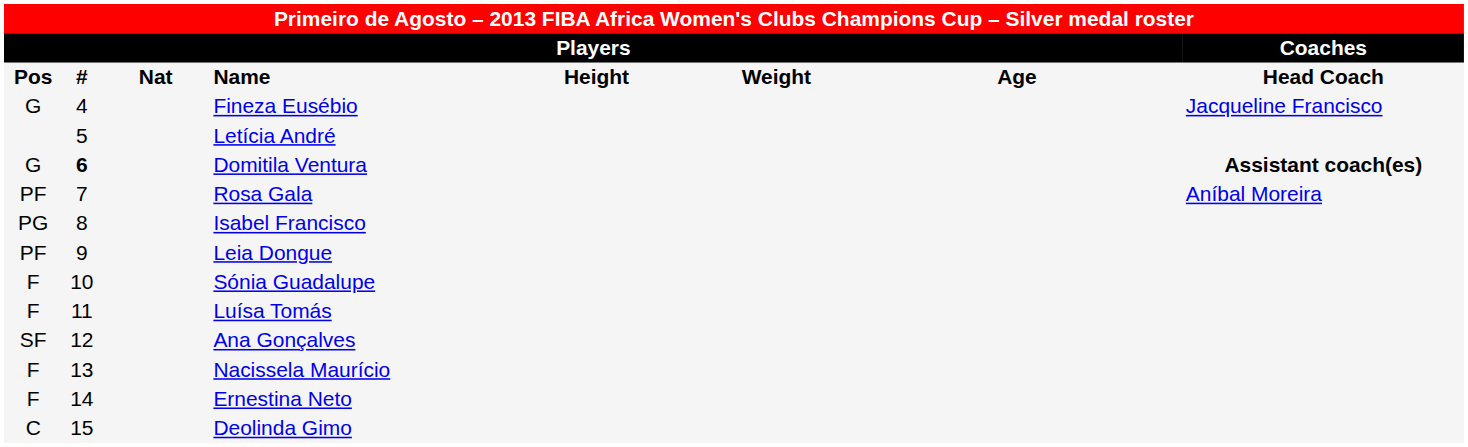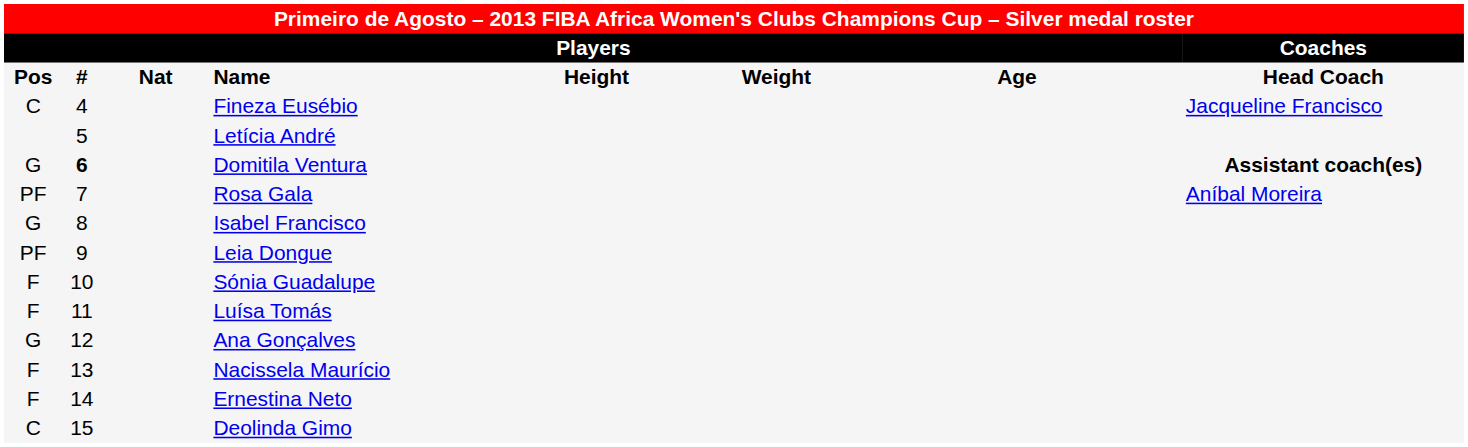(33, 106) G -> (33, 106) C
(33, 223) PG -> (33, 223) G
(33, 340) SF -> (33, 340) G
